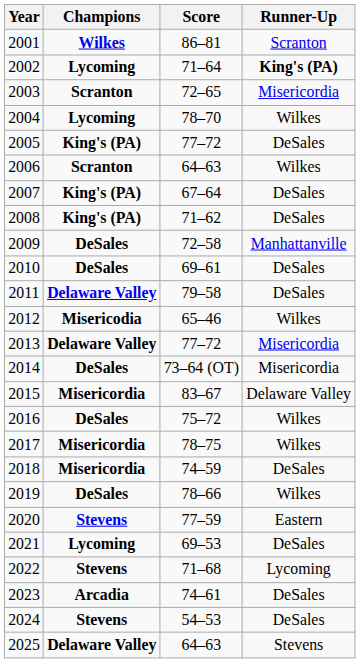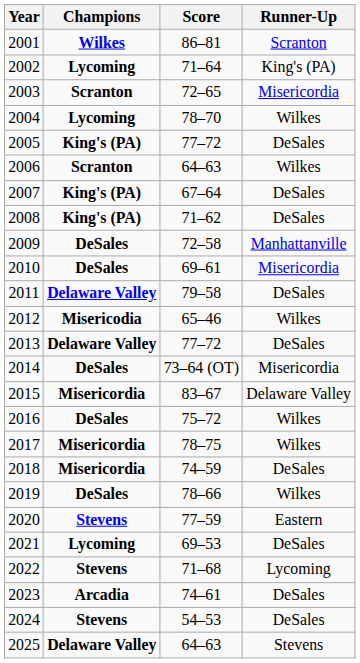(299, 67) bold -> (299, 67) normal
(299, 268) DeSales -> (299, 268) Misericordia
(299, 343) Misericordia -> (299, 343) DeSales
